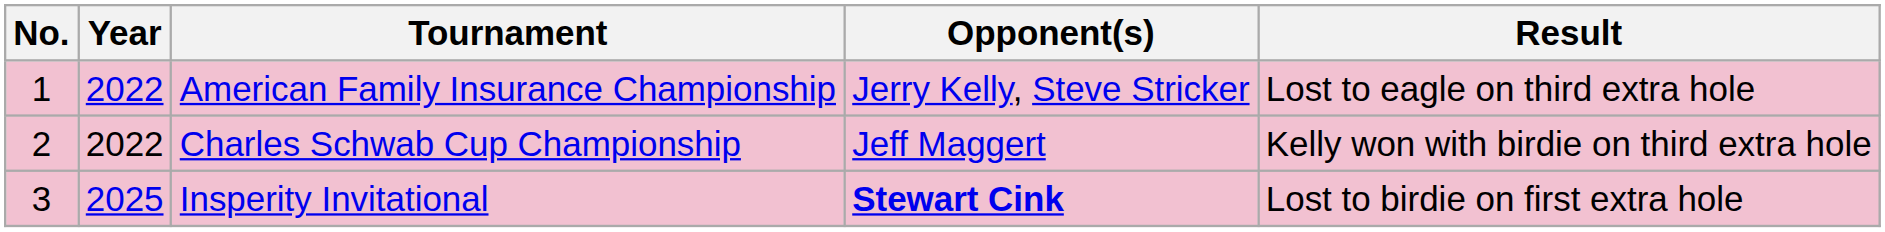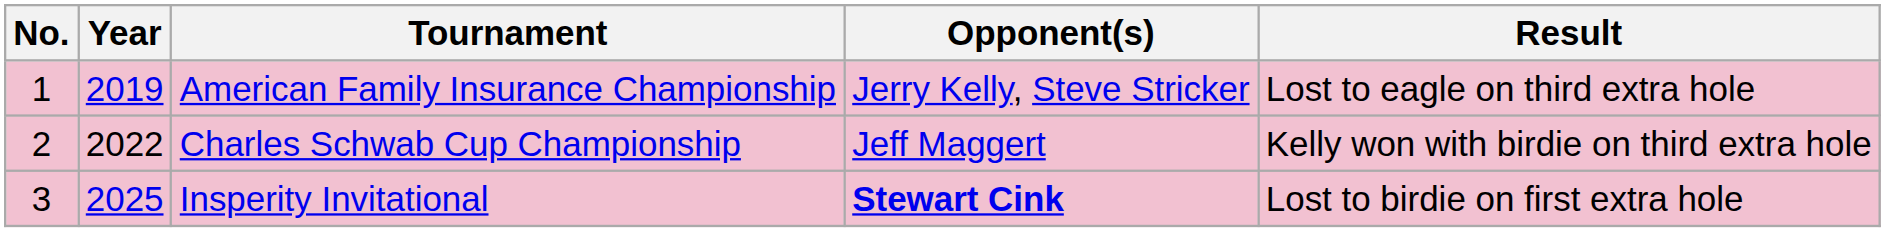(125, 88) 2022 -> (125, 88) 2019
